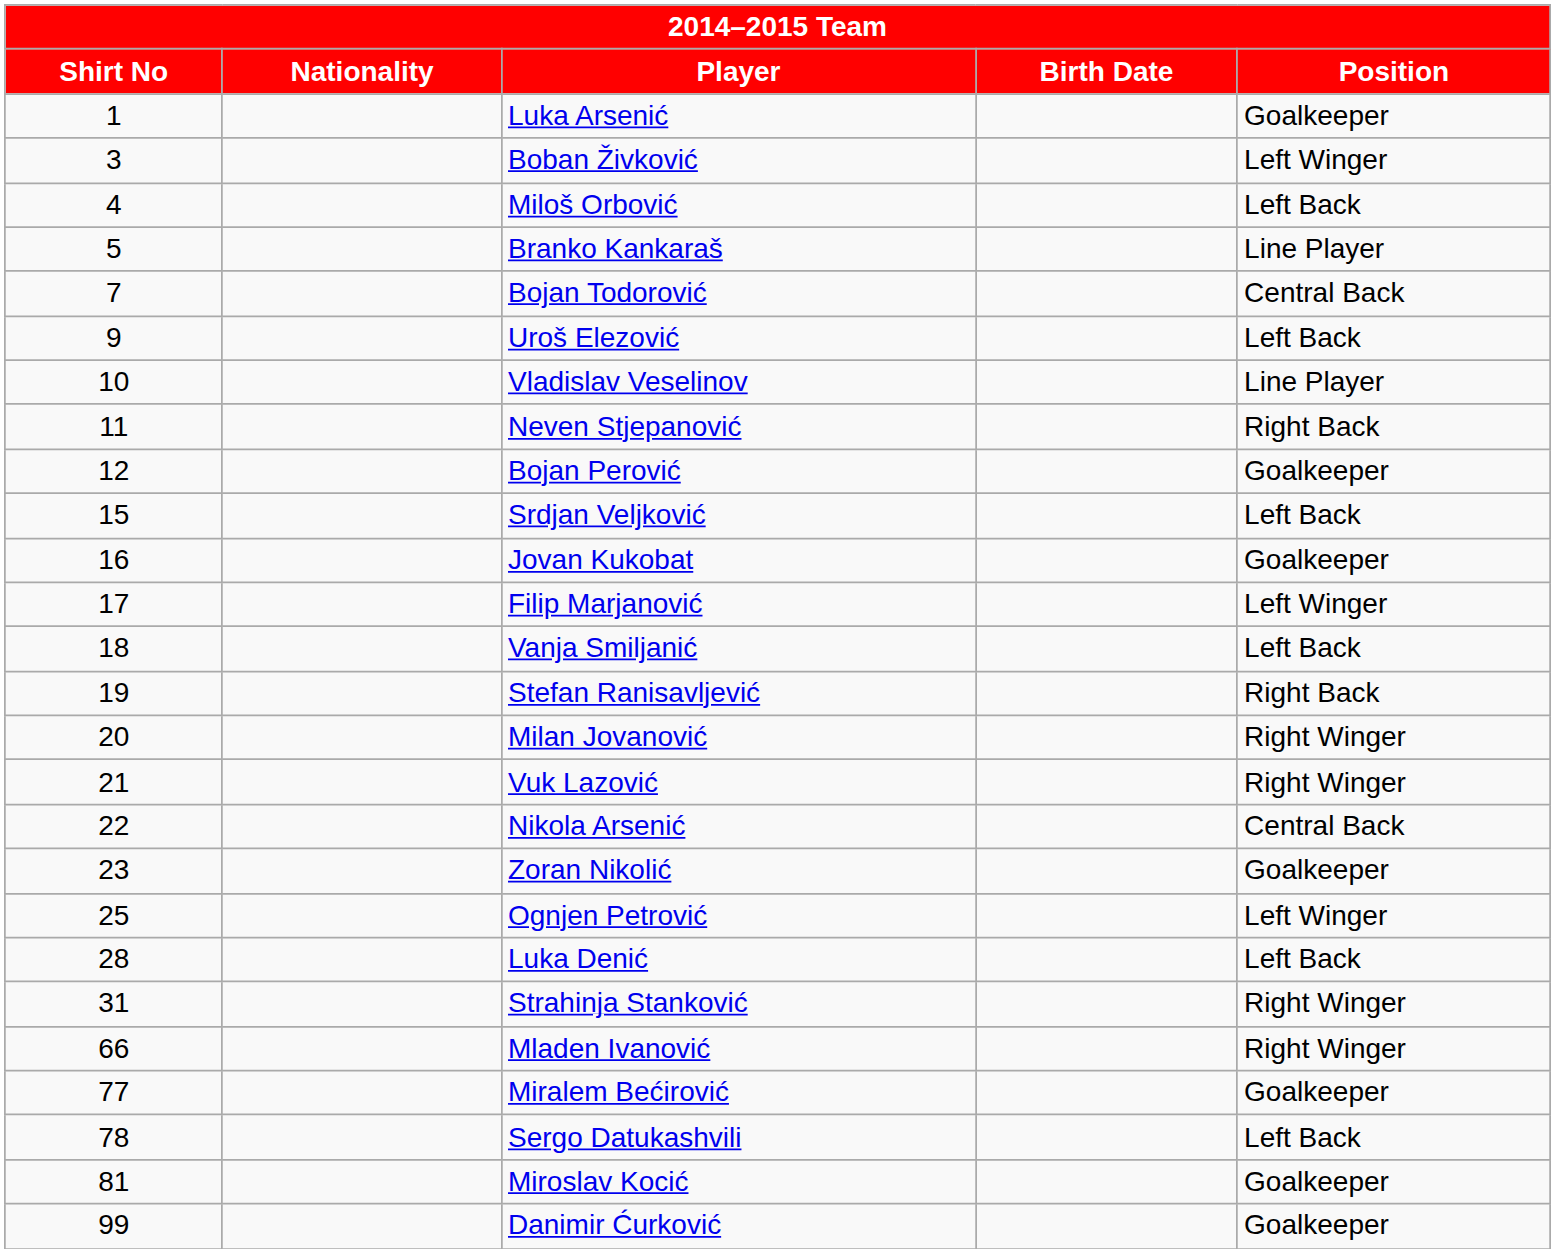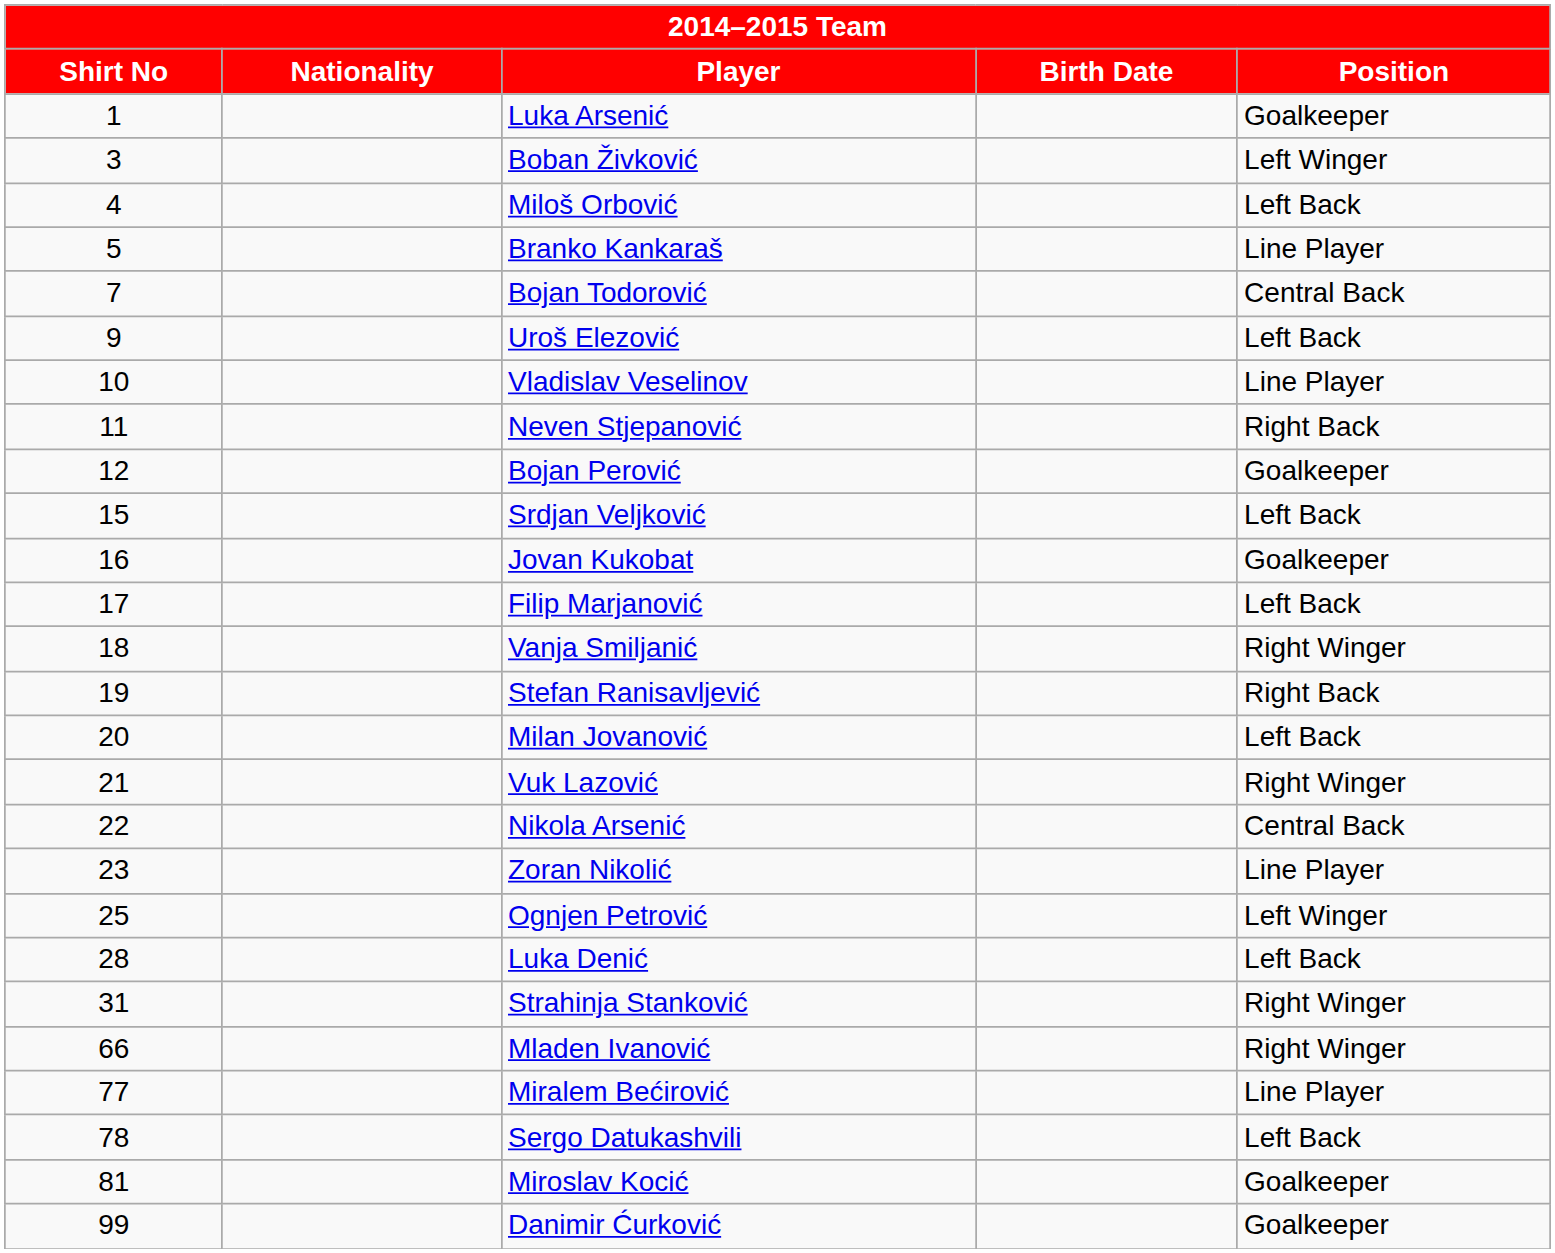(1316, 603) Left Winger -> (1302, 603) Left Back
(1302, 648) Left Back -> (1325, 648) Right Winger
(1325, 737) Right Winger -> (1302, 737) Left Back
(1316, 870) Goalkeeper -> (1314, 870) Line Player
(1316, 1092) Goalkeeper -> (1314, 1092) Line Player
